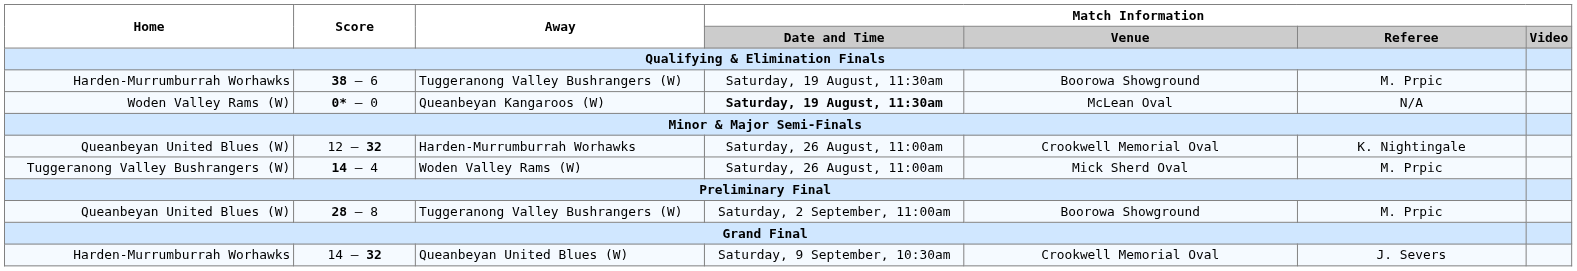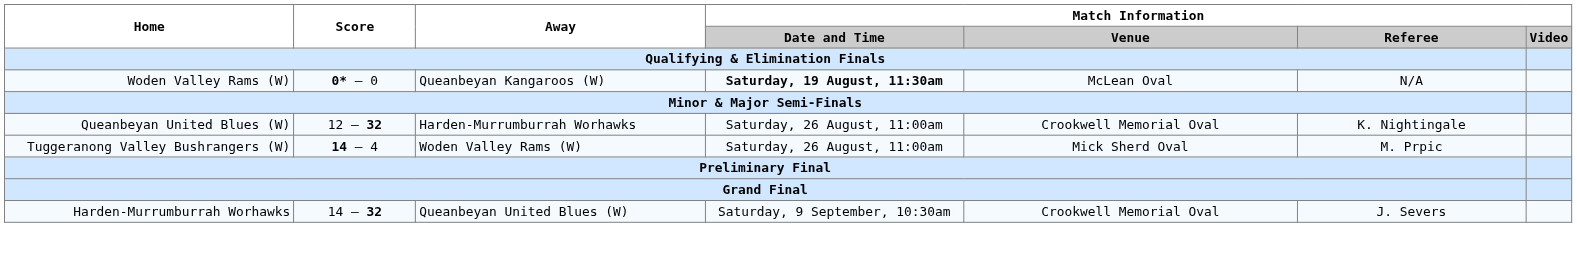- row: (355, 81)
- row: (355, 211)
